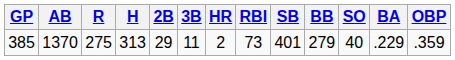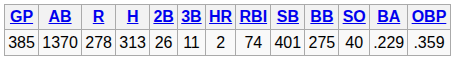(99, 42) 275 -> (99, 42) 278
(164, 42) 29 -> (164, 42) 26
(253, 42) 73 -> (253, 42) 74
(322, 42) 279 -> (322, 42) 275
